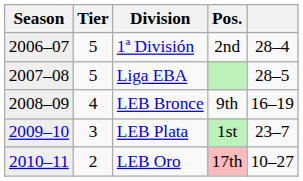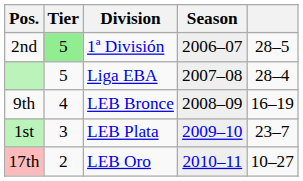columns swapped: (39, 18) <-> (227, 18)
(93, 46) no background -> (63, 46) lightgreen background
(272, 46) 28–4 -> (272, 46) 28–5
(272, 75) 28–5 -> (272, 75) 28–4
